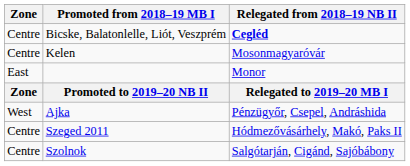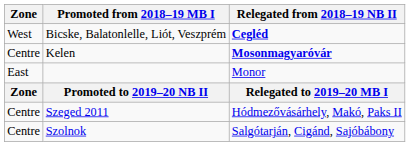(24, 33) Centre -> (19, 33) West
(278, 53) normal -> (282, 53) bold
- row: (58, 111)
